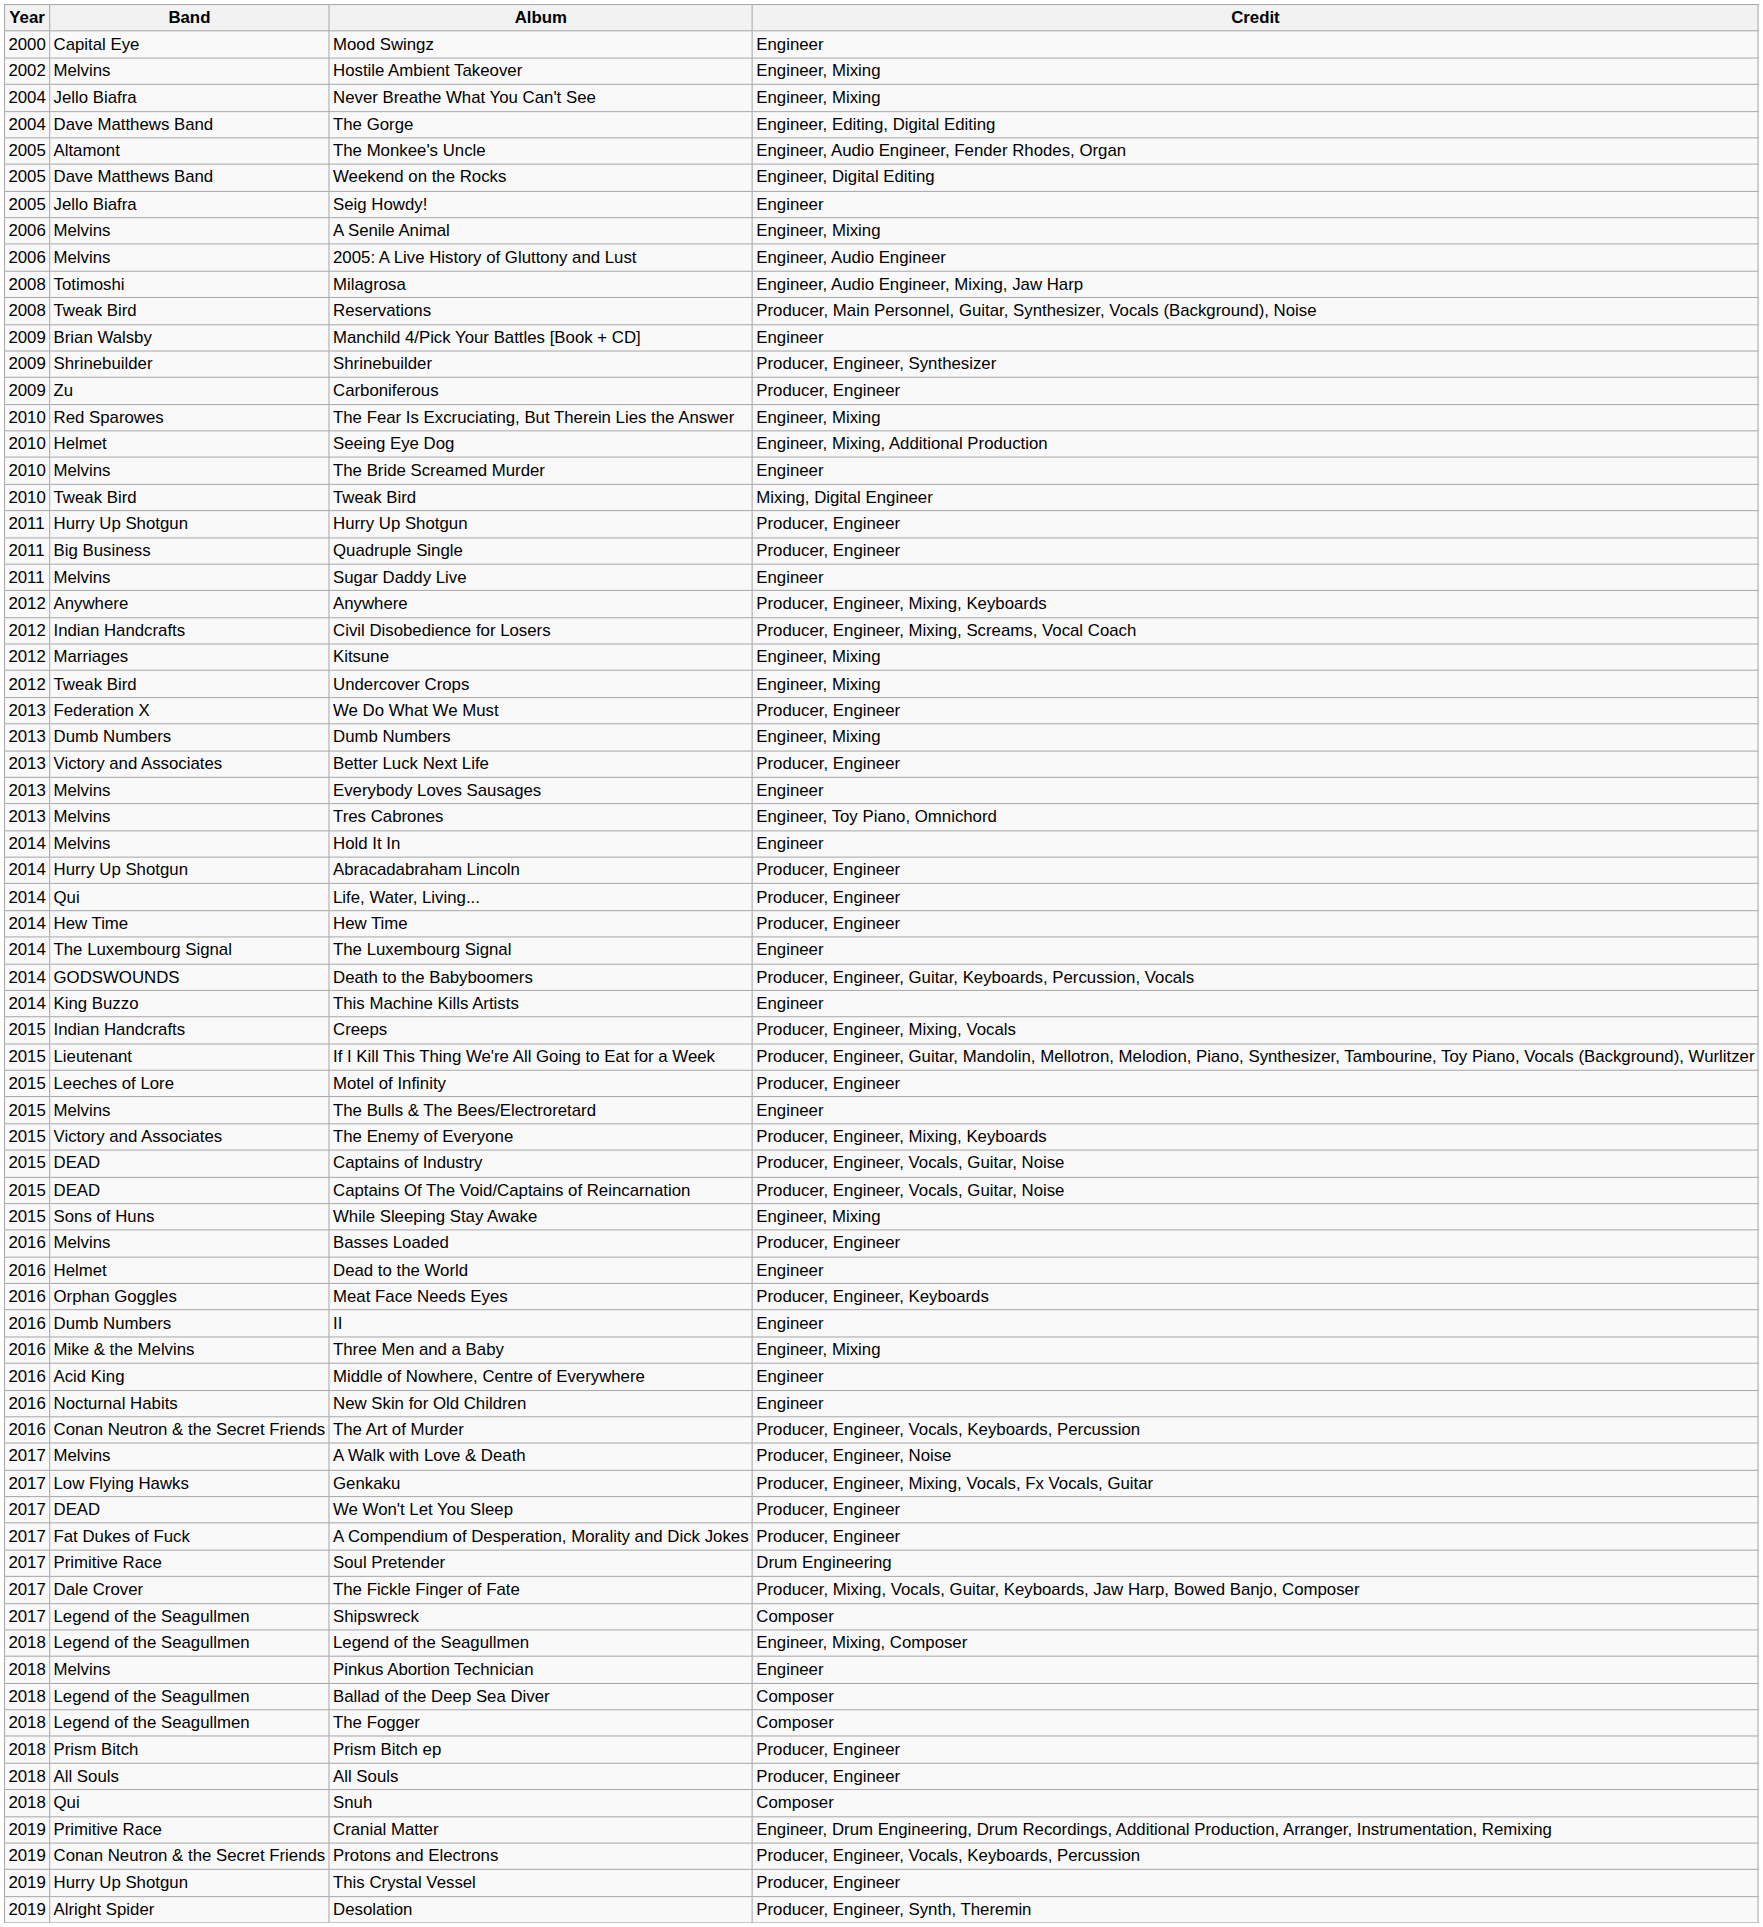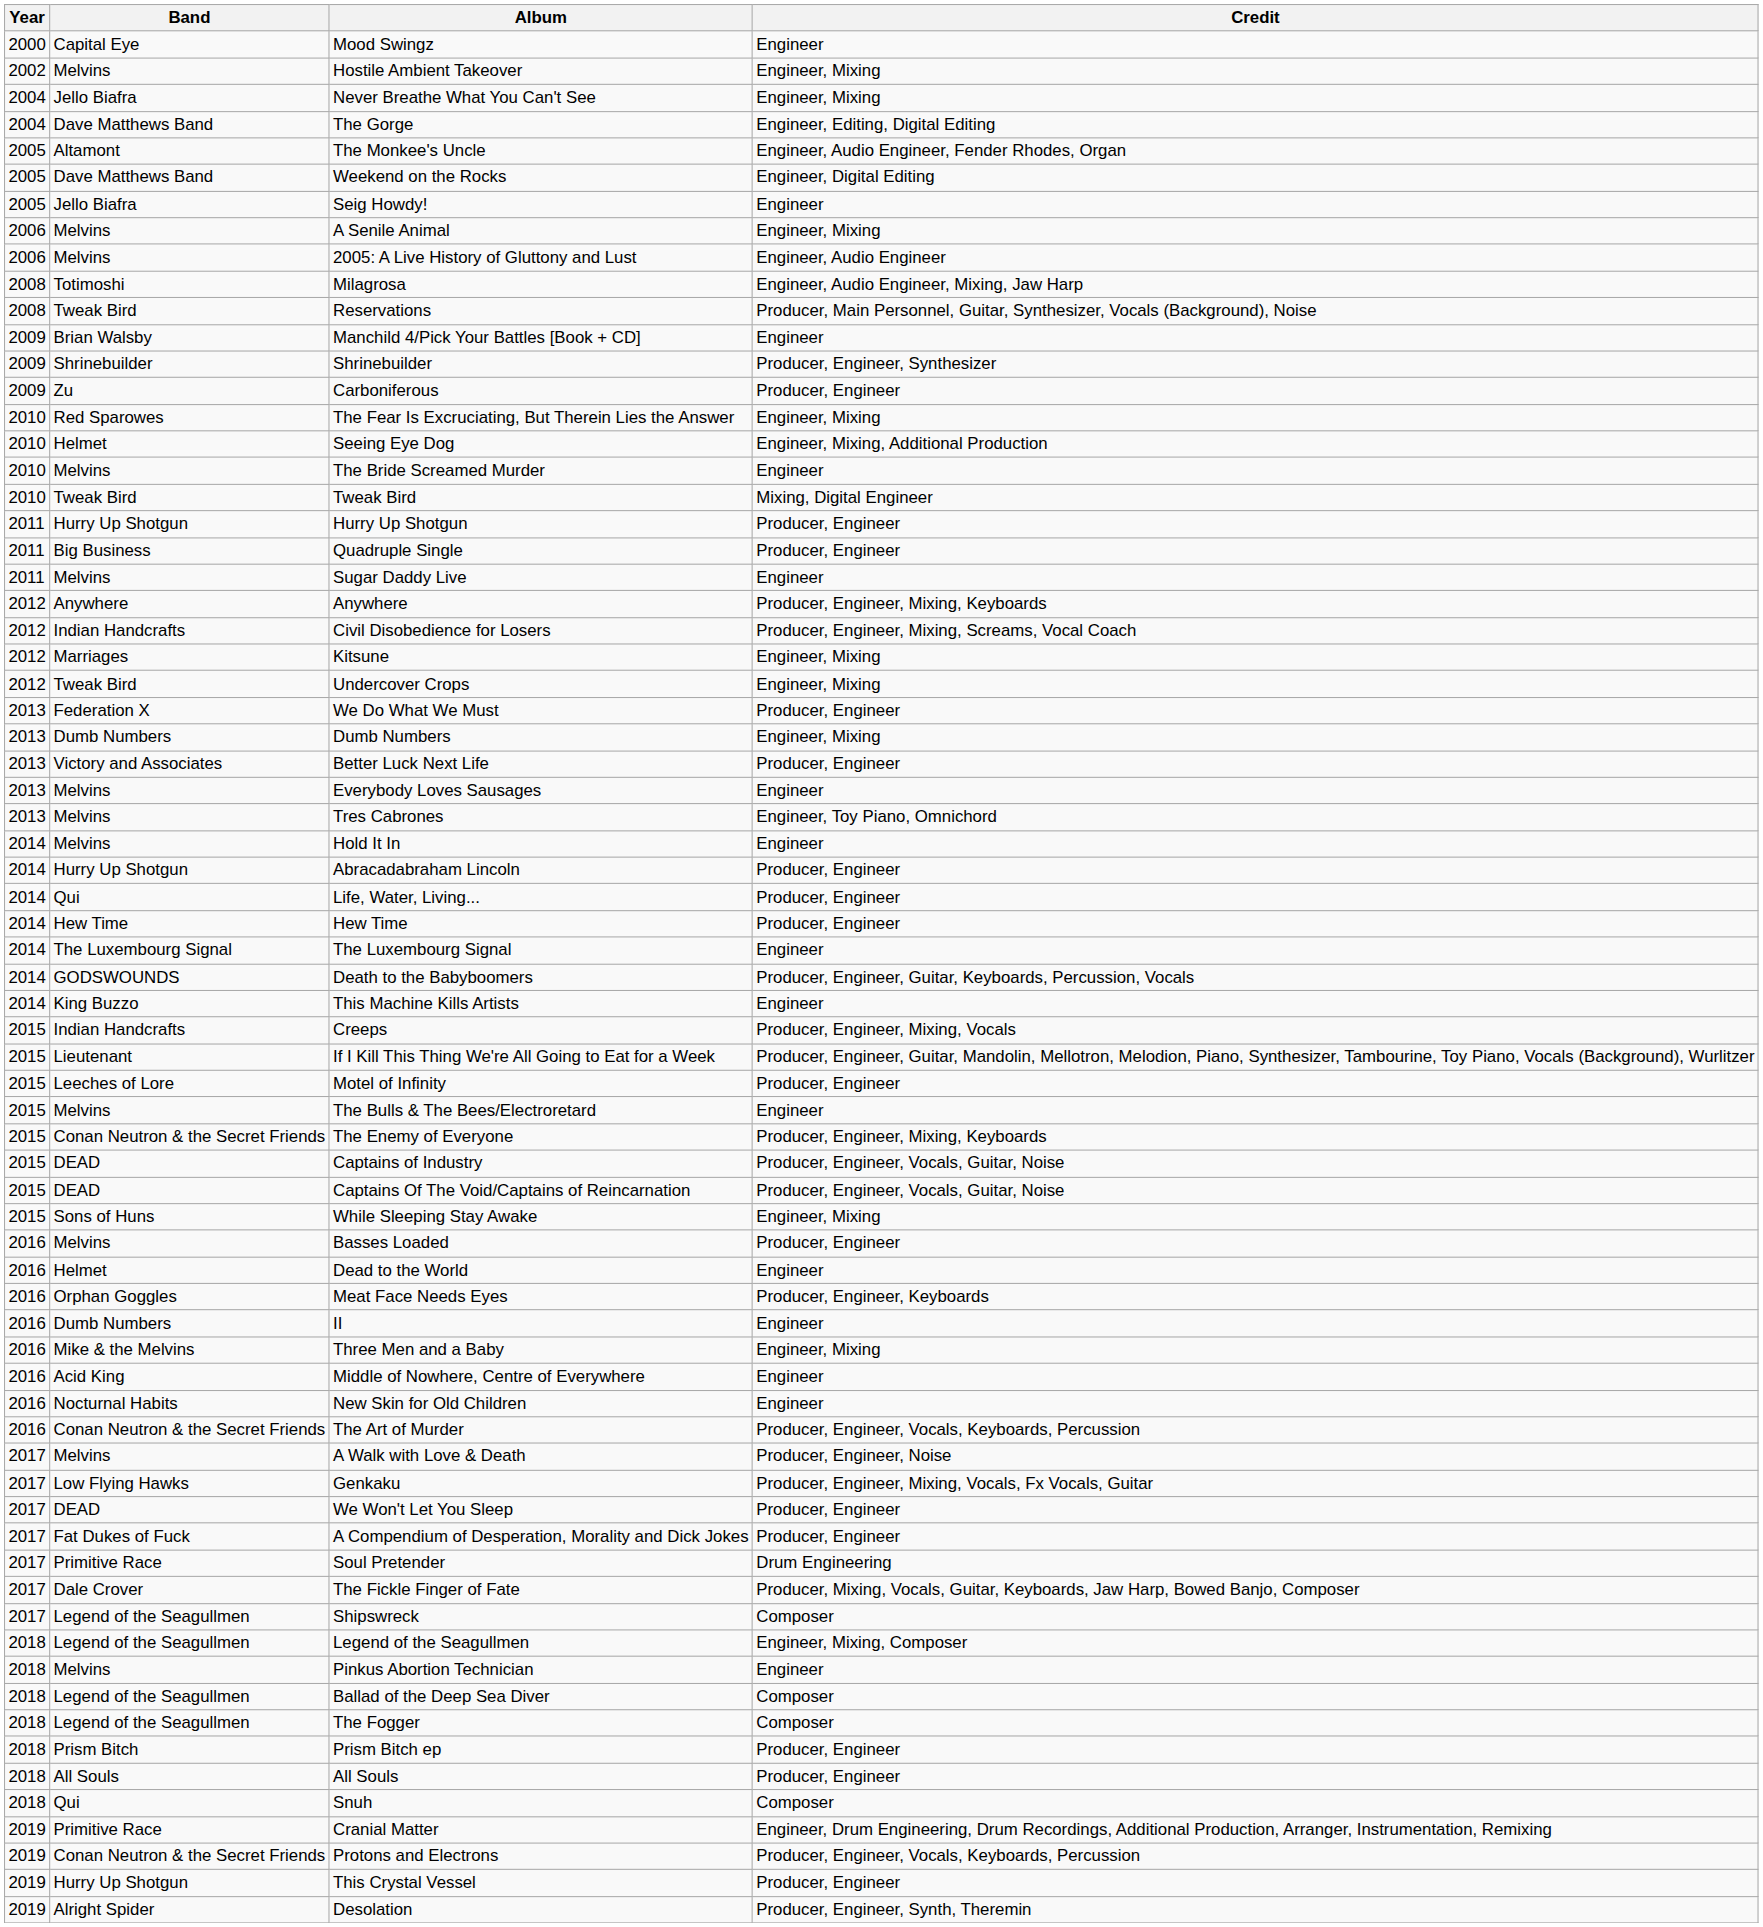(138, 1136) Victory and Associates -> (189, 1136) Conan Neutron & the Secret Friends
